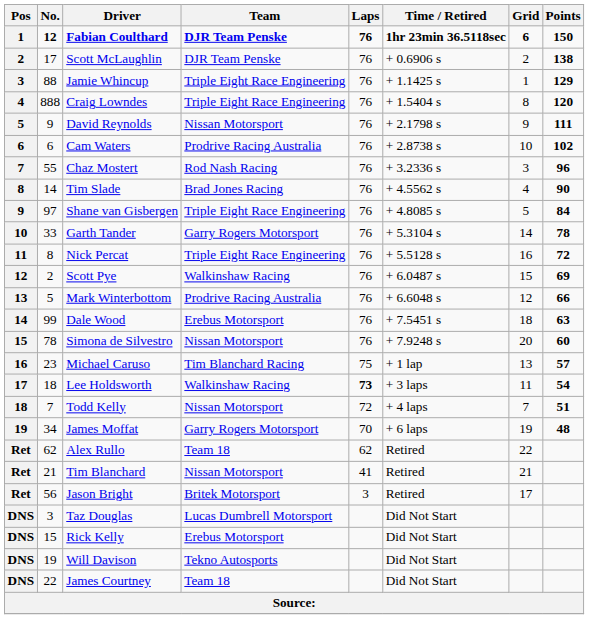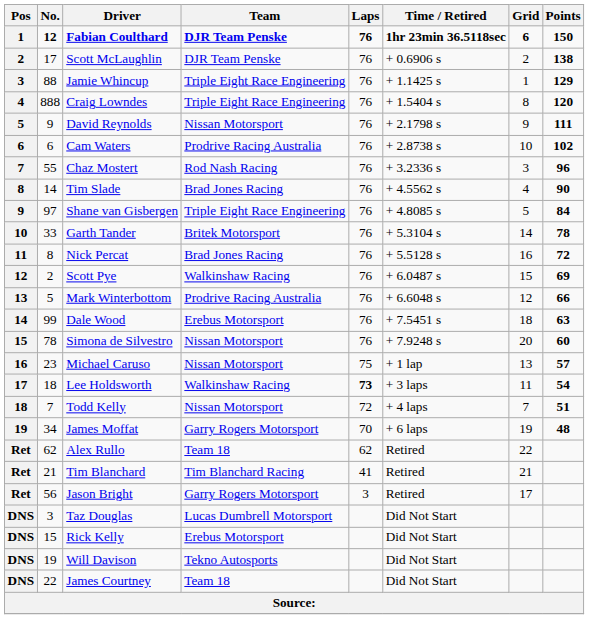(251, 232) Garry Rogers Motorsport -> (232, 232) Britek Motorsport
(265, 254) Triple Eight Race Engineering -> (234, 254) Brad Jones Racing
(244, 363) Tim Blanchard Racing -> (234, 363) Nissan Motorsport
(234, 472) Nissan Motorsport -> (244, 472) Tim Blanchard Racing
(232, 493) Britek Motorsport -> (251, 493) Garry Rogers Motorsport
